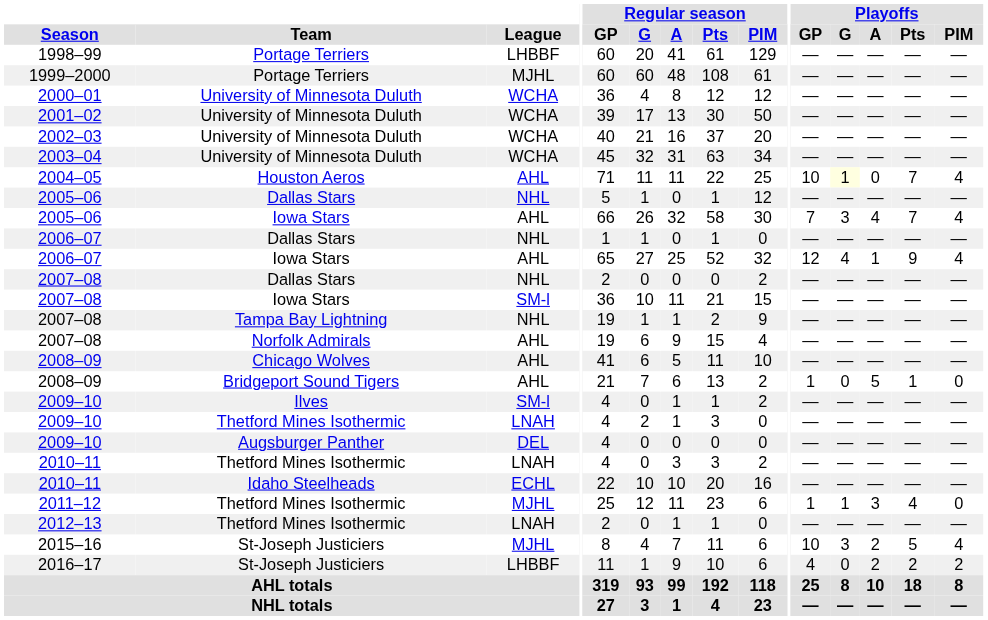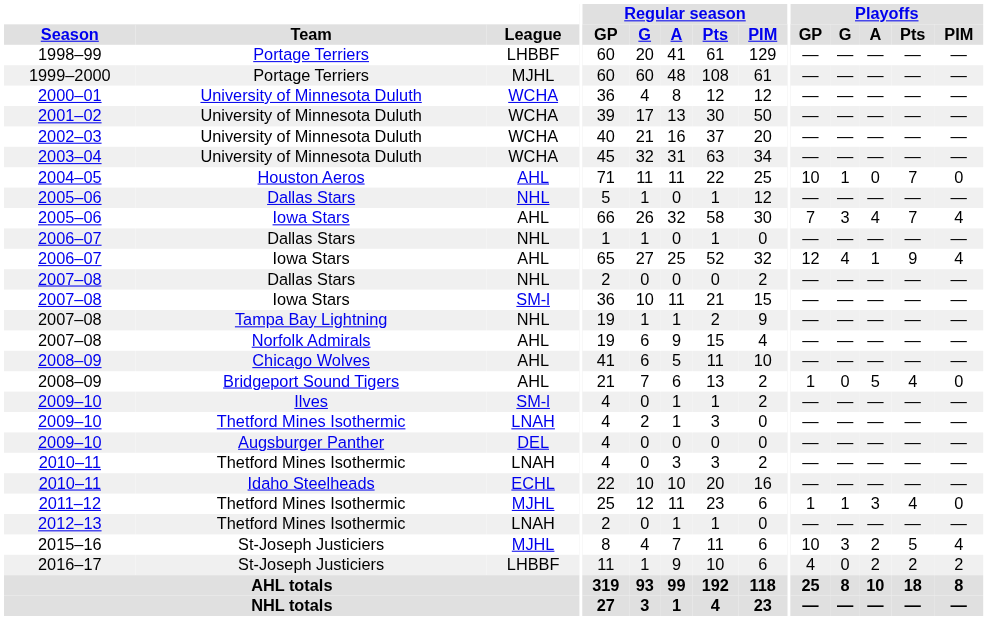(845, 177) lightyellow background -> (845, 177) no background
(959, 177) 4 -> (959, 177) 0
(913, 381) 1 -> (913, 381) 4
